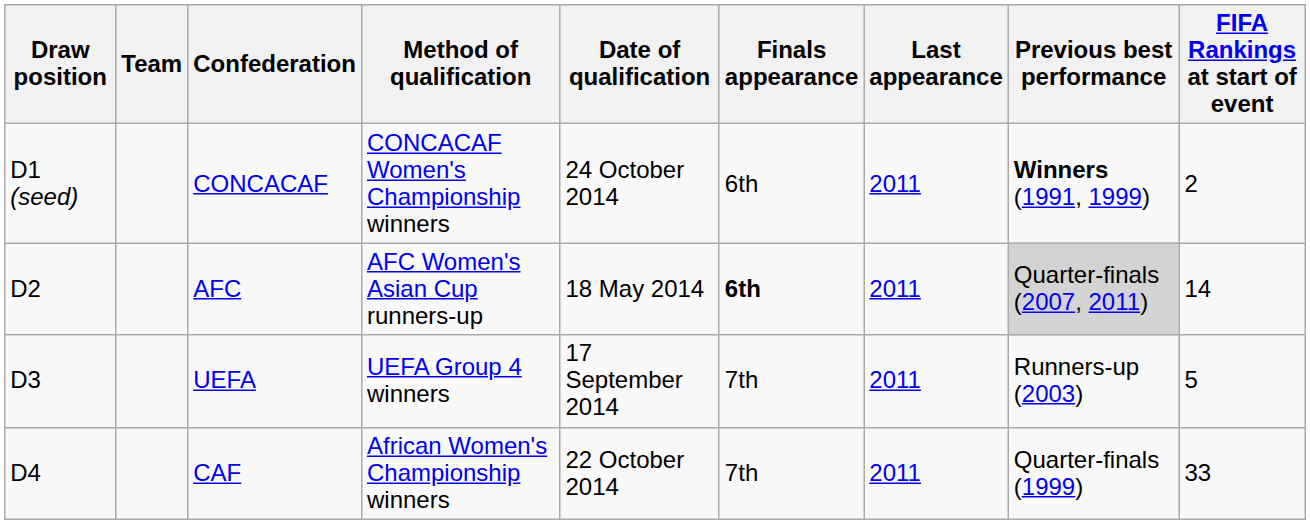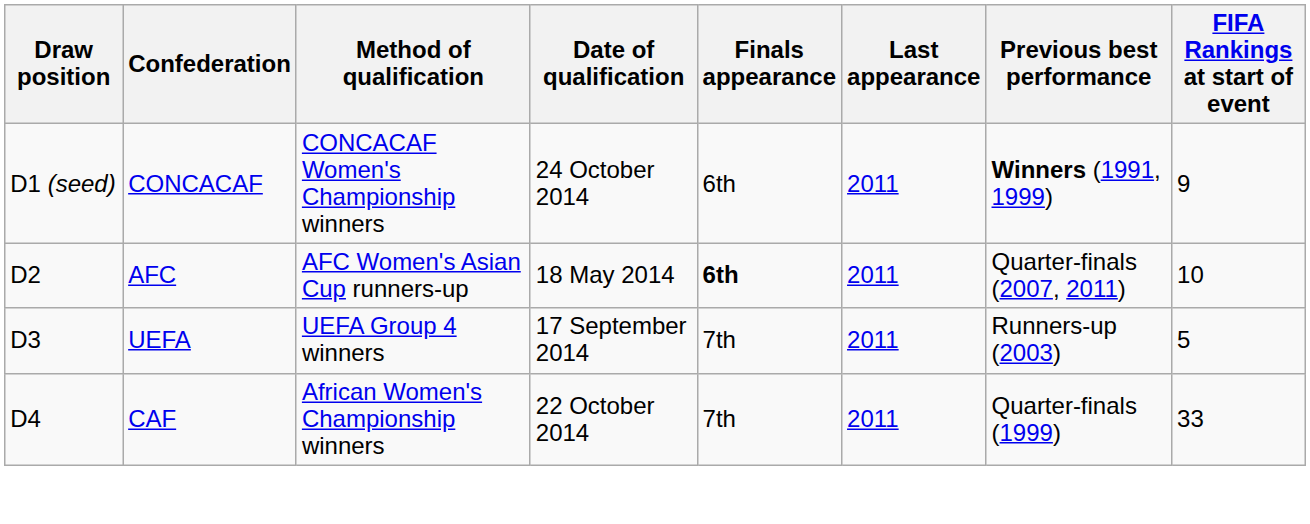- column: (152, 64)
(1191, 183) 2 -> (1184, 183) 9
(1086, 288) lightgrey background -> (1064, 275) no background
(1198, 288) 14 -> (1190, 275) 10
